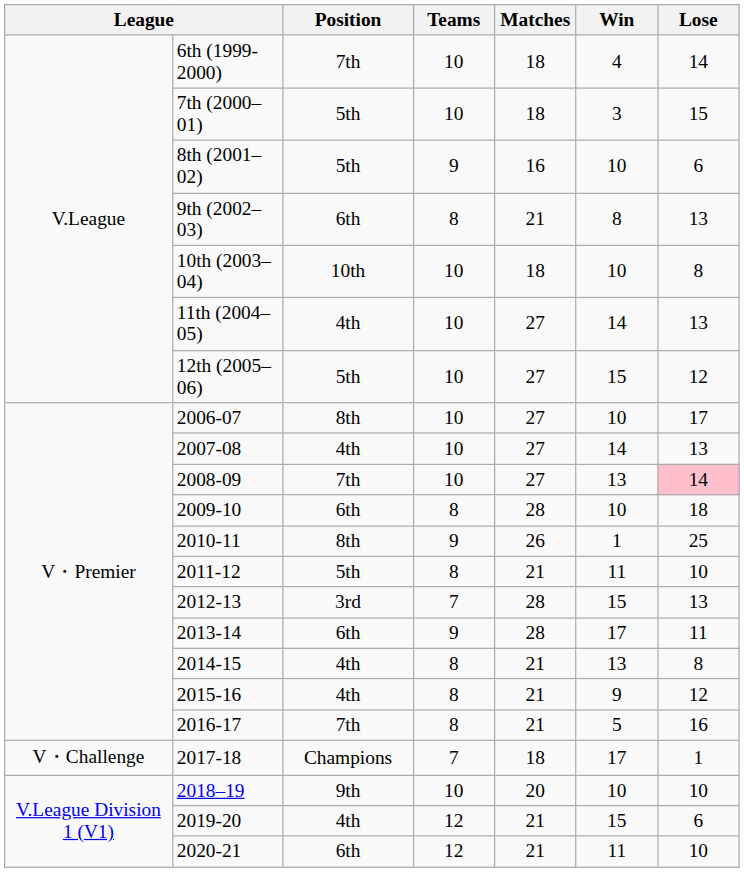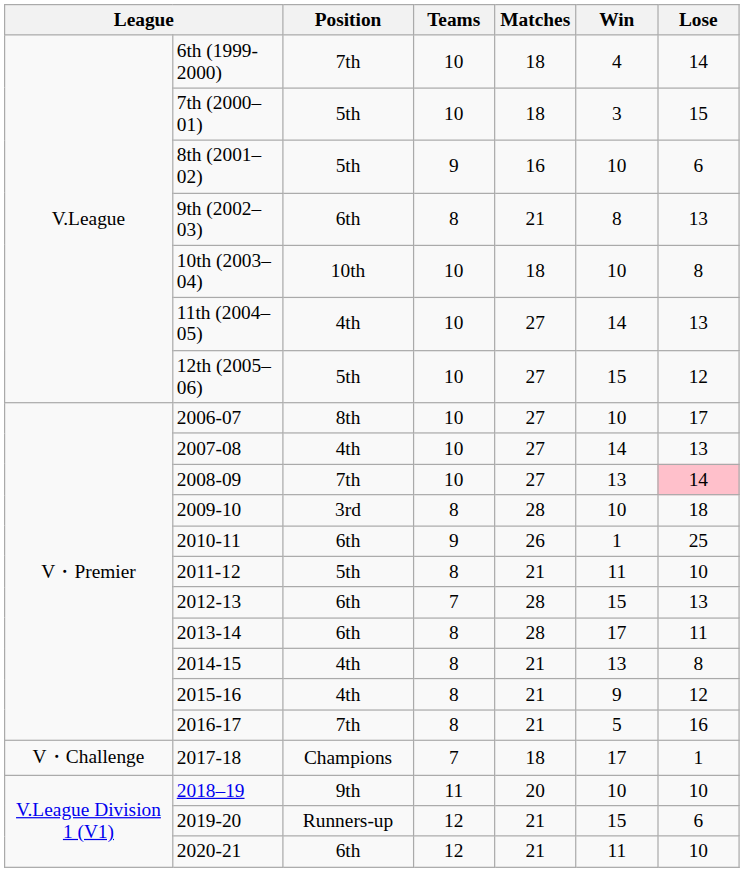(348, 510) 6th -> (348, 510) 3rd
(348, 540) 8th -> (348, 540) 6th
(348, 602) 3rd -> (348, 602) 6th
(454, 632) 9 -> (454, 632) 8
(454, 790) 10 -> (454, 790) 11
(348, 820) 4th -> (348, 820) Runners-up
